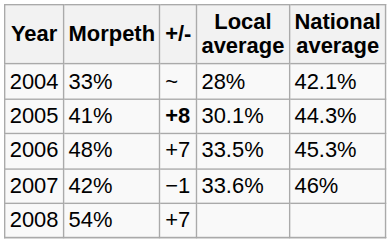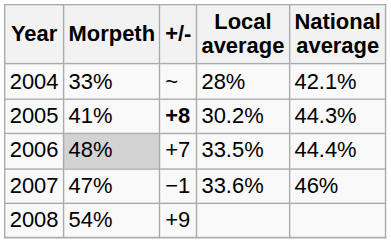(233, 116) 30.1% -> (233, 116) 30.2%
(91, 150) no background -> (91, 150) lightgrey background
(326, 150) 45.3% -> (326, 150) 44.4%
(91, 185) 42% -> (91, 185) 47%
(178, 220) +7 -> (178, 220) +9
